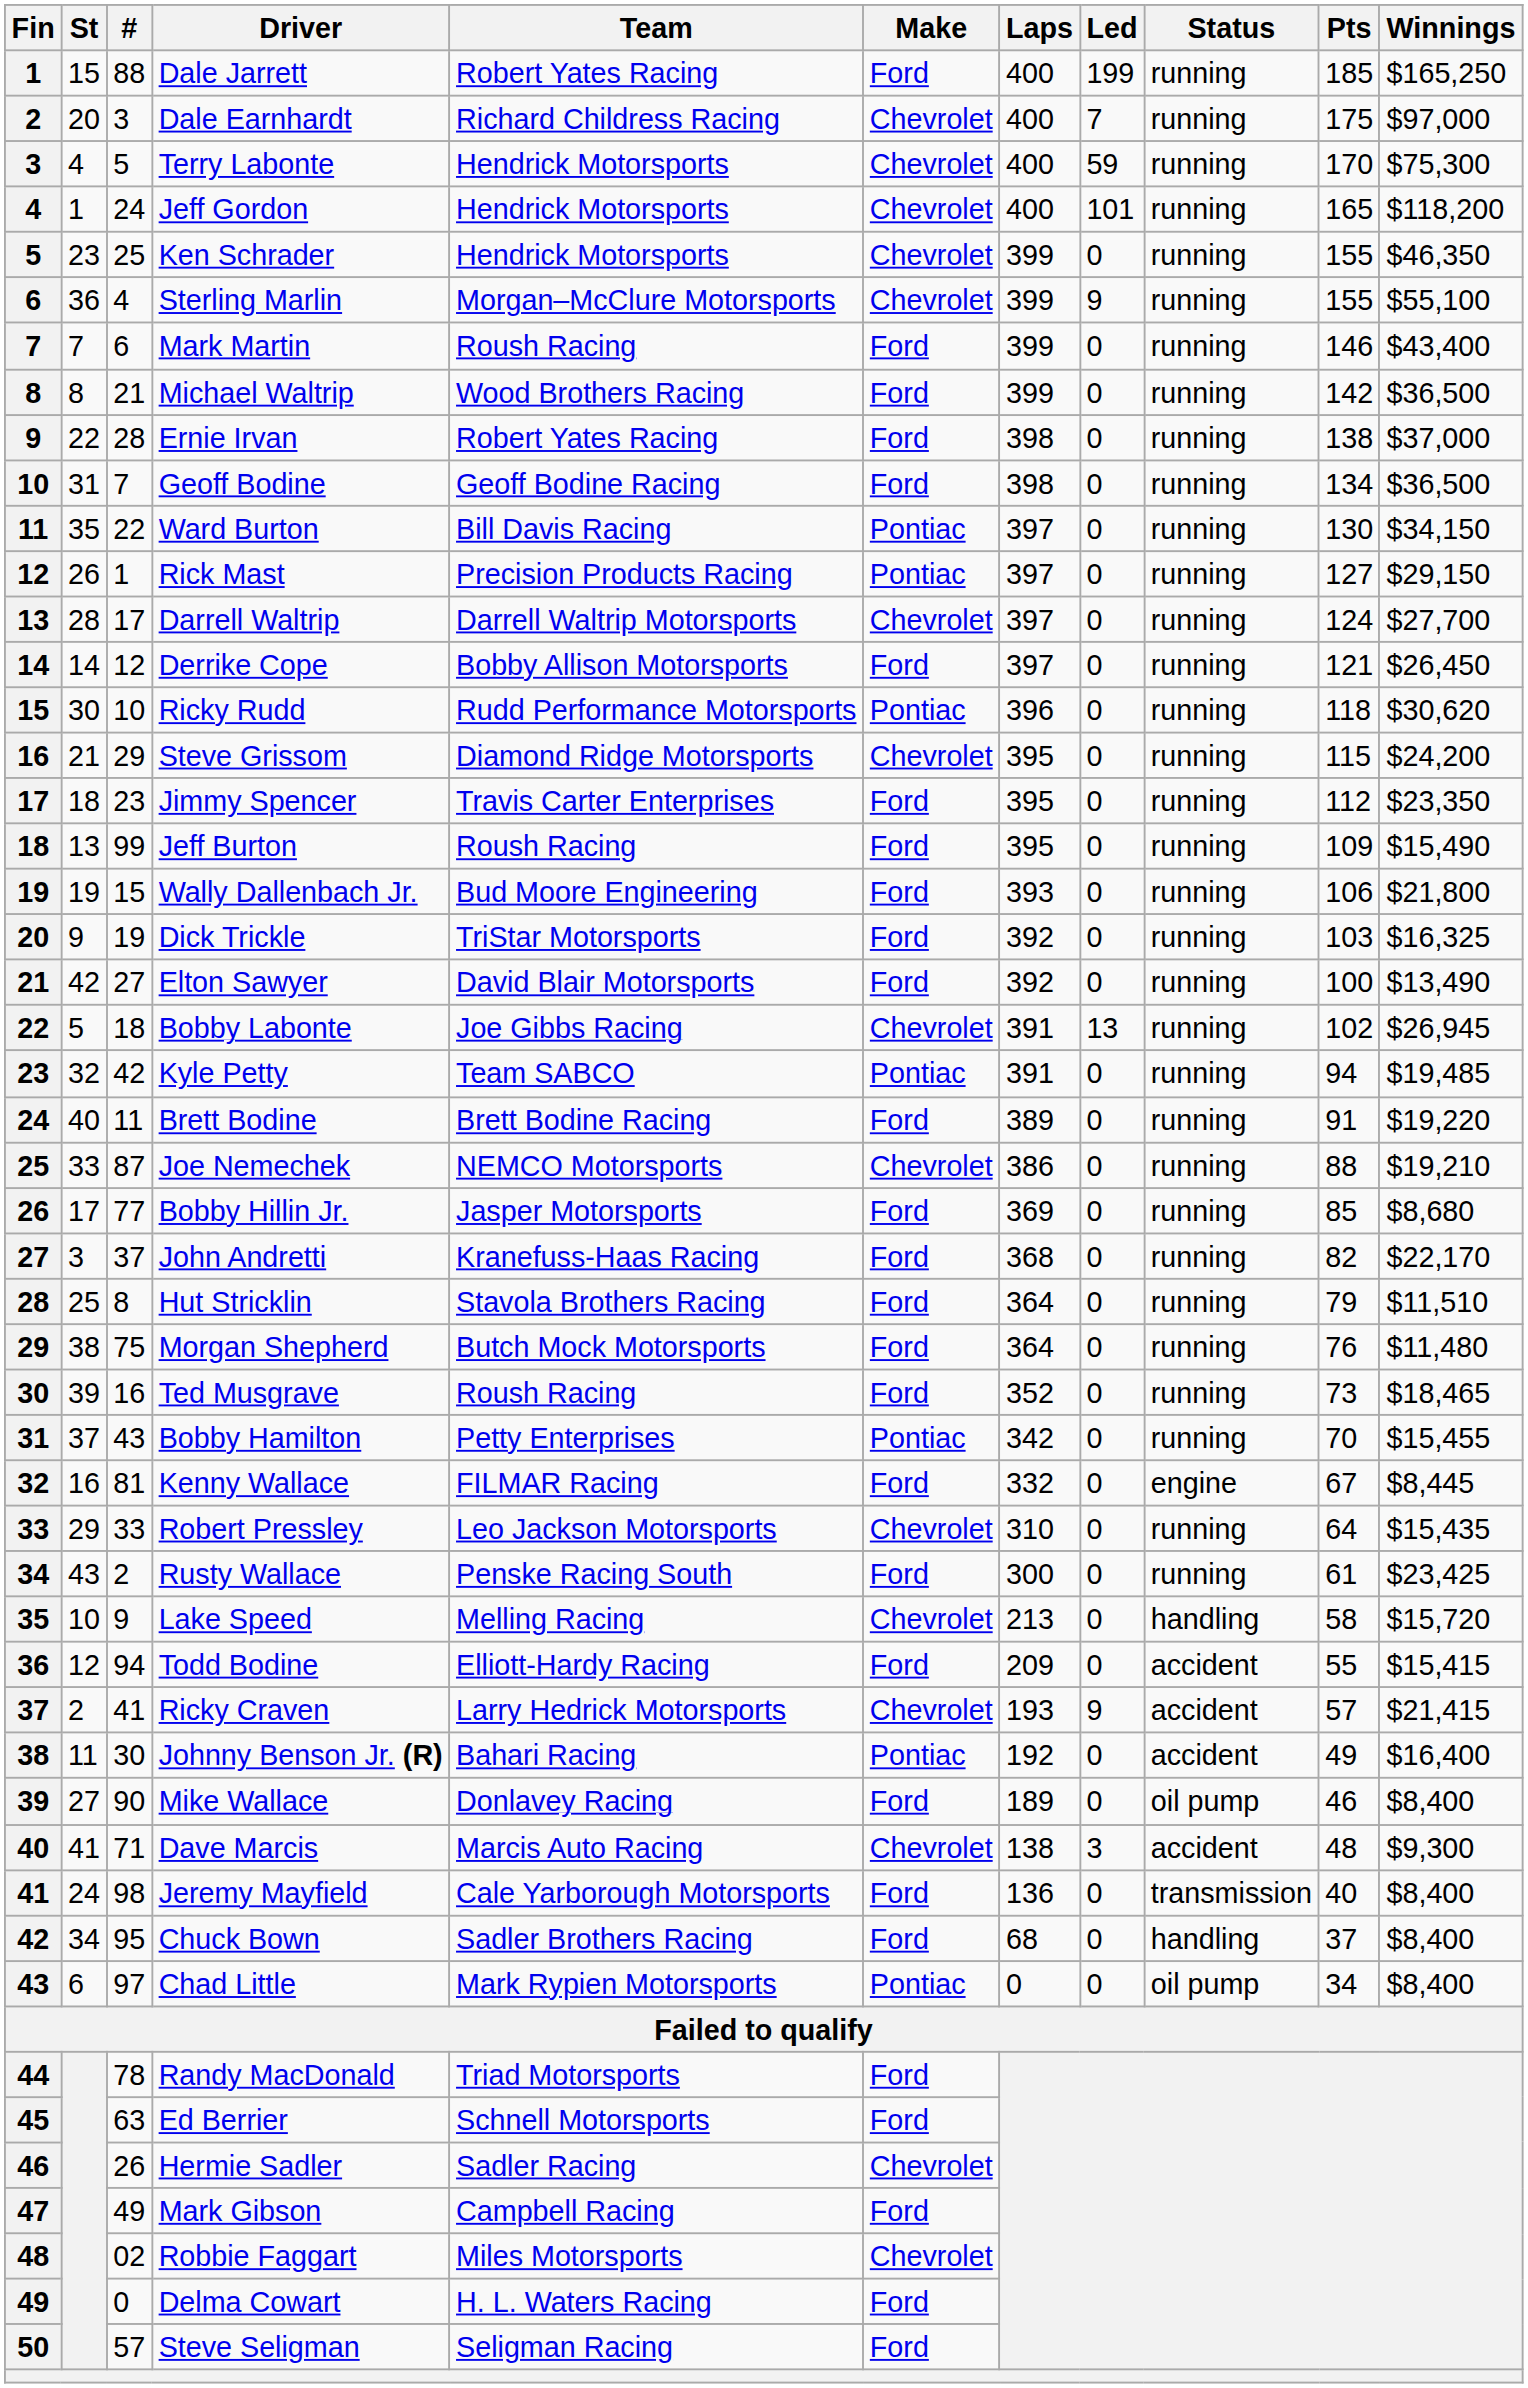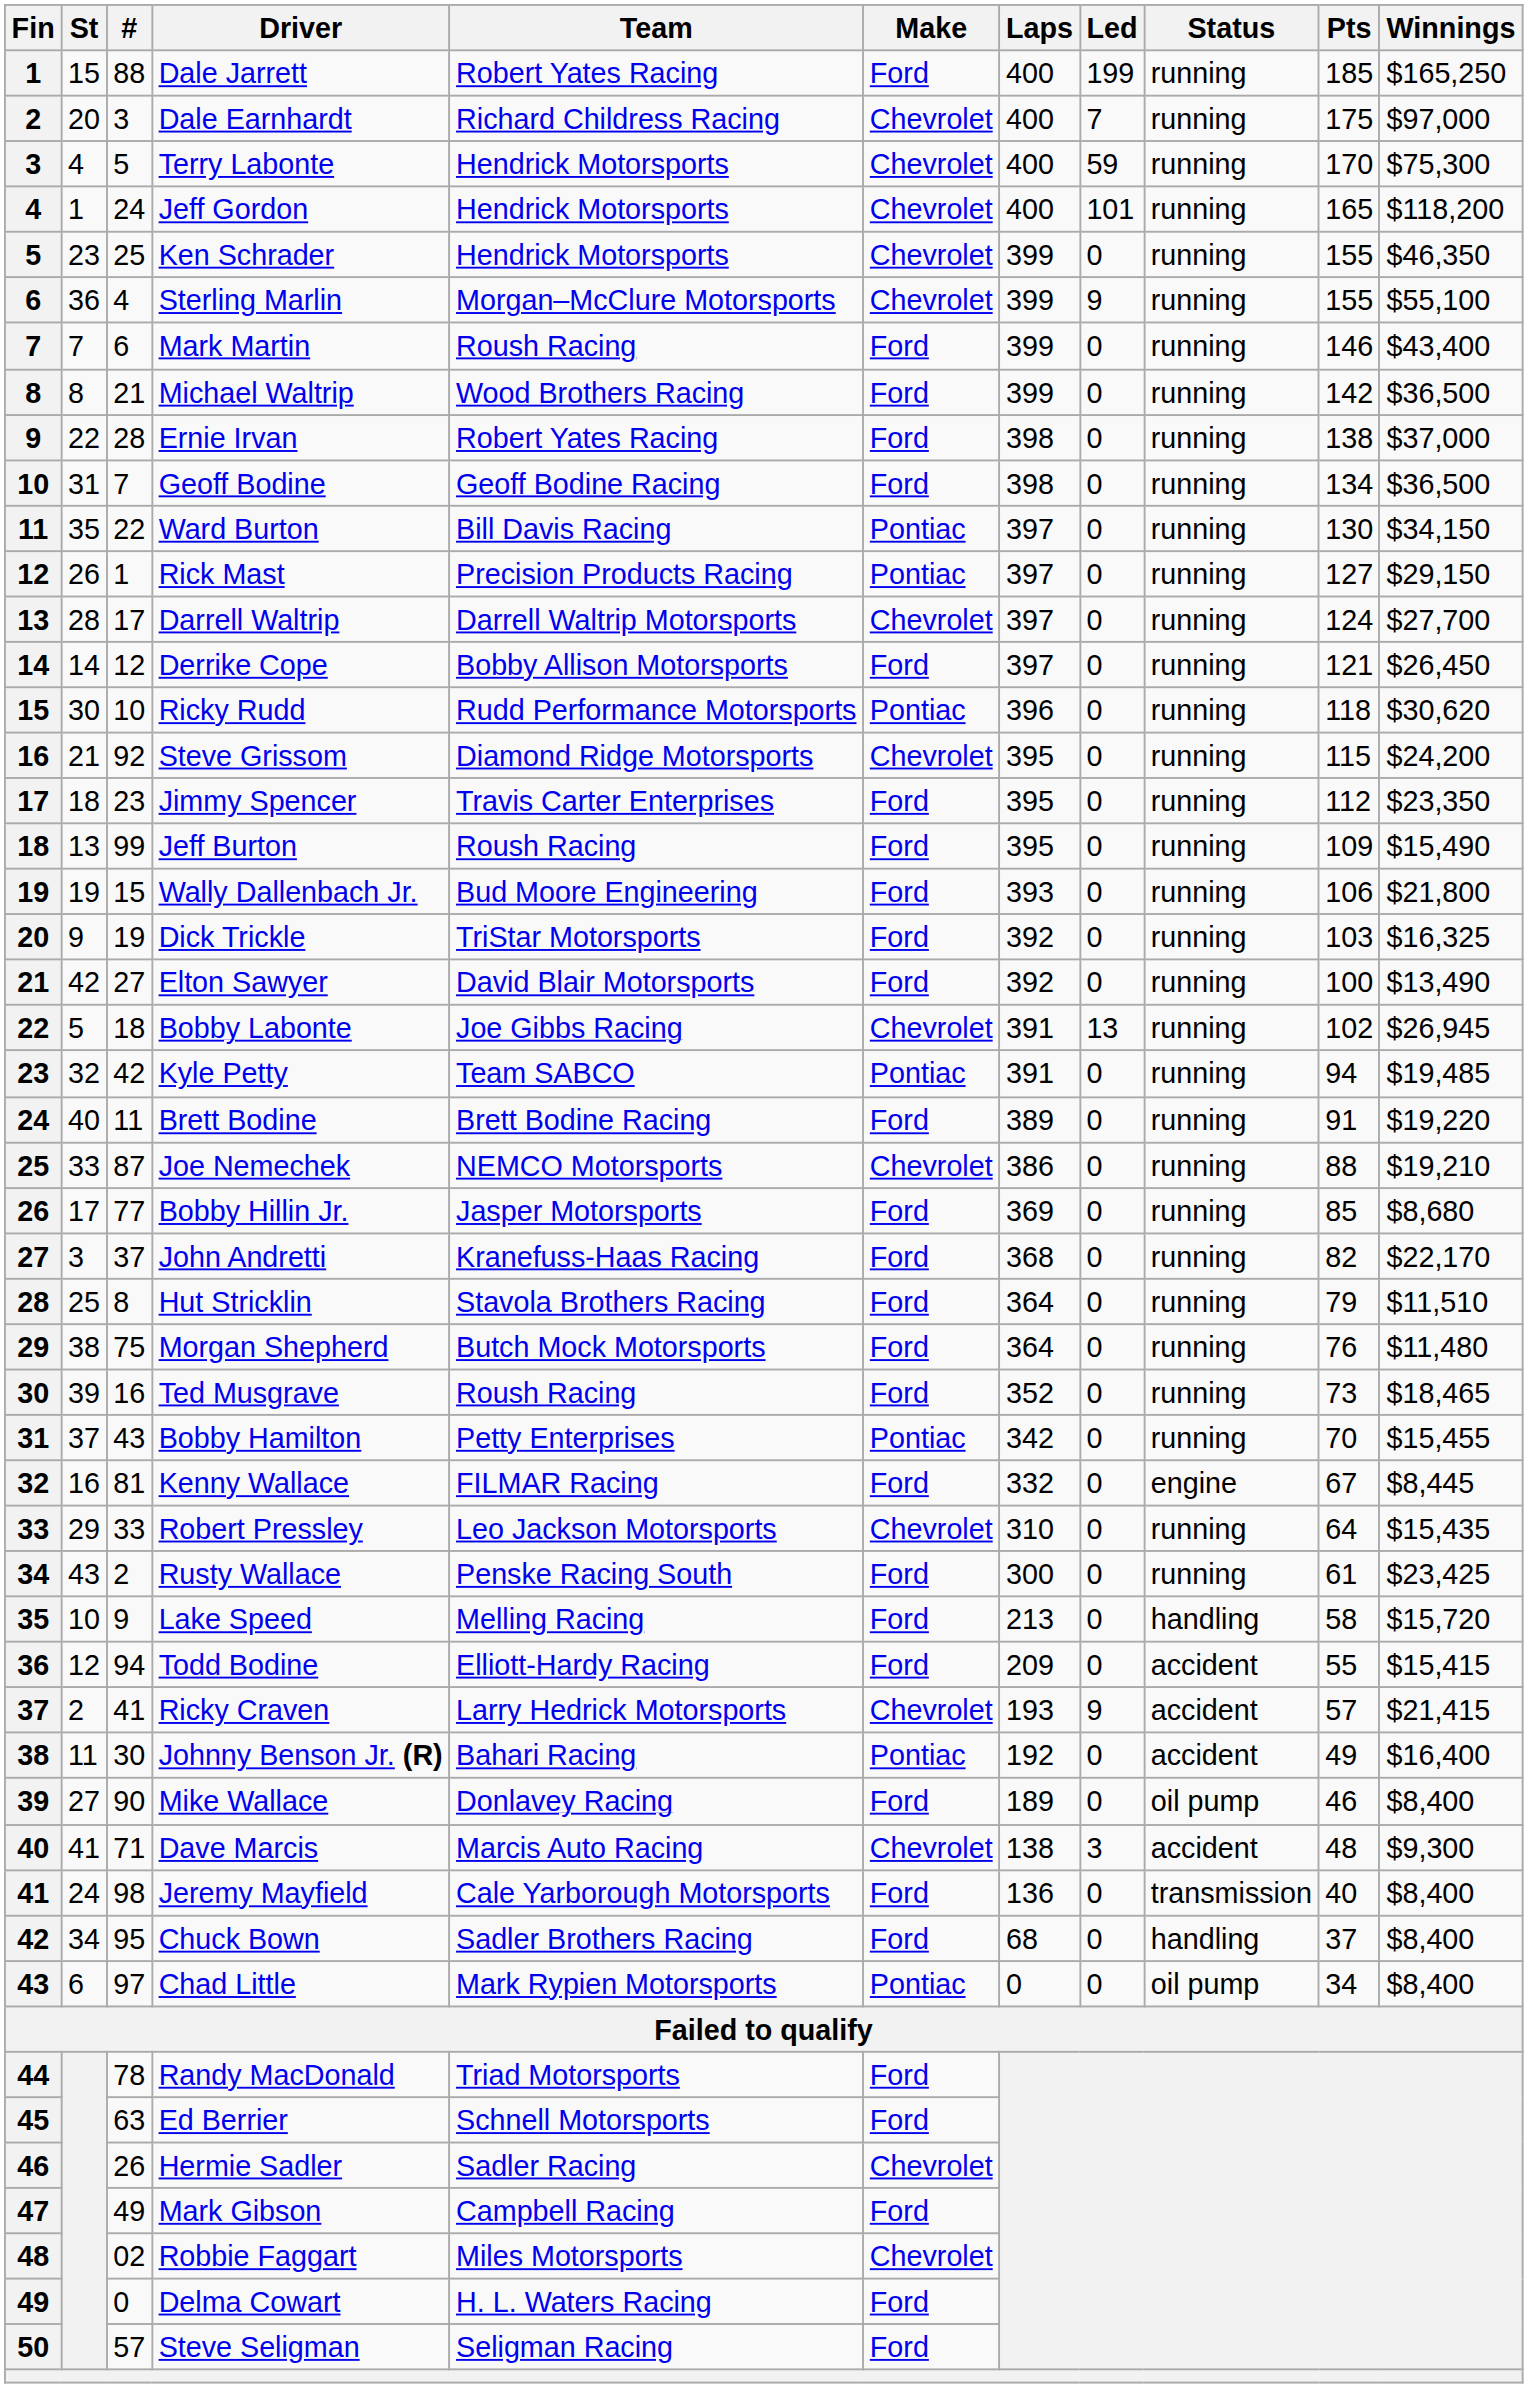(129, 756) 29 -> (129, 756) 92
(931, 1620) Chevrolet -> (899, 1620) Ford
